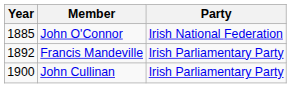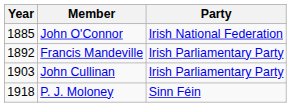(21, 72) 1900 -> (21, 72) 1903
+ row: (77, 92)
